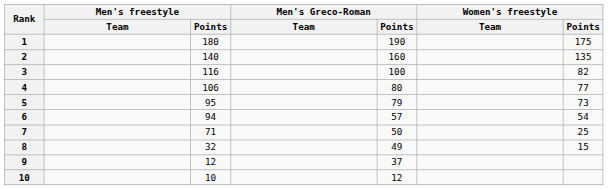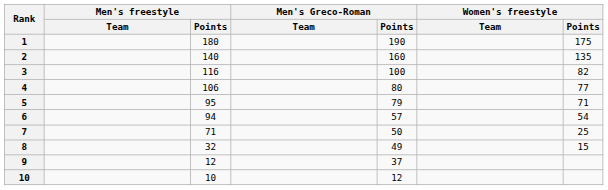(583, 102) 73 -> (583, 102) 71
